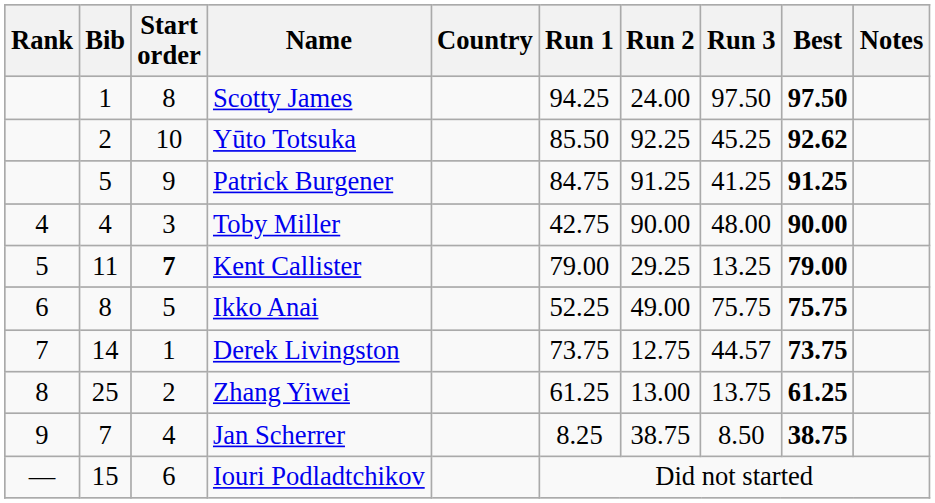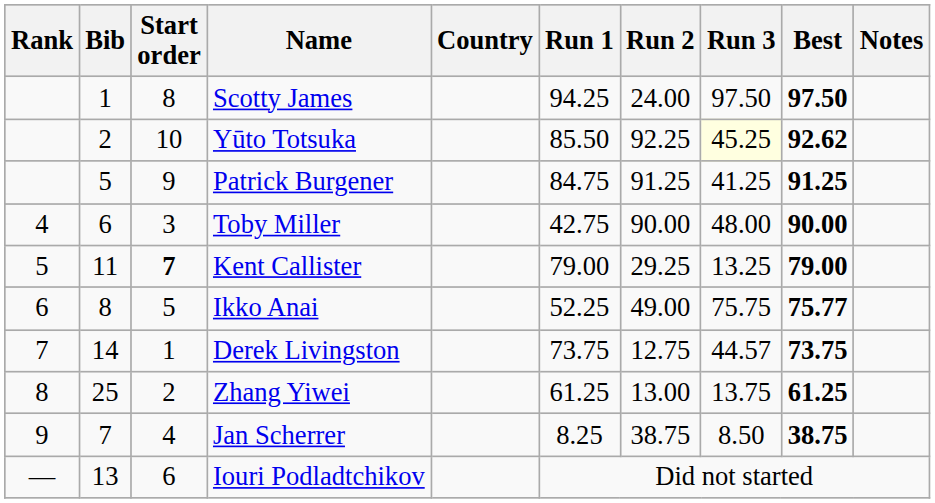(741, 139) no background -> (741, 139) lightyellow background
(105, 223) 4 -> (105, 223) 6
(818, 308) 75.75 -> (818, 308) 75.77
(105, 476) 15 -> (105, 476) 13
